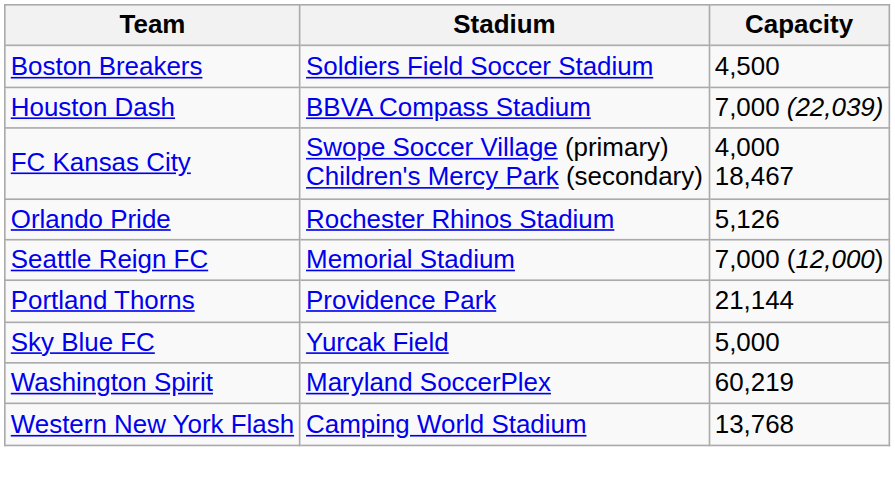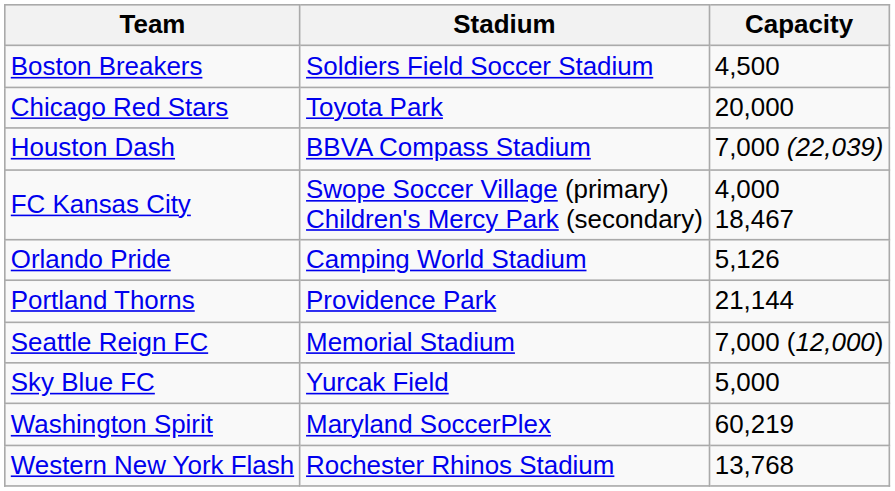+ row: (120, 107)
(460, 218) Rochester Rhinos Stadium -> (446, 259) Camping World Stadium
rows swapped: (103, 300) <-> (109, 259)
(446, 424) Camping World Stadium -> (460, 465) Rochester Rhinos Stadium
